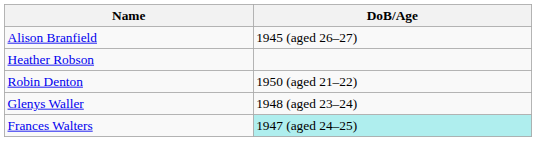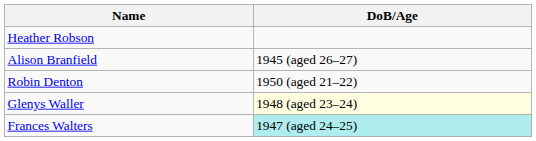rows swapped: (51, 59) <-> (52, 37)
(307, 103) no background -> (307, 103) lightyellow background
